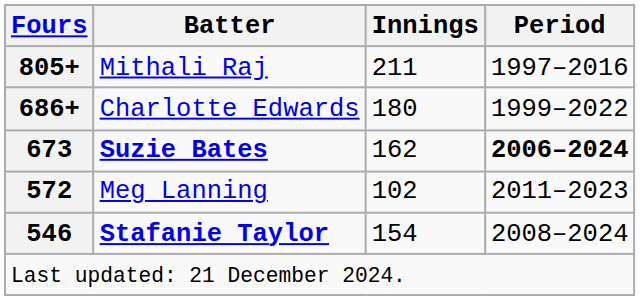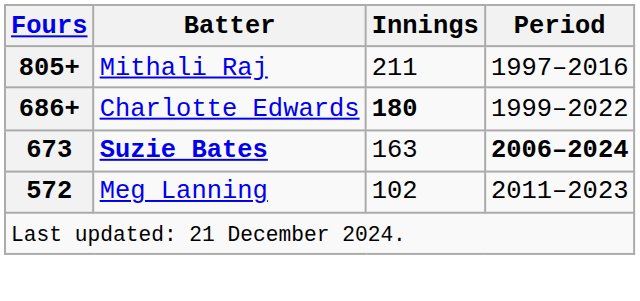(395, 109) normal -> (395, 109) bold
(395, 150) 162 -> (395, 150) 163
- row: (214, 233)
